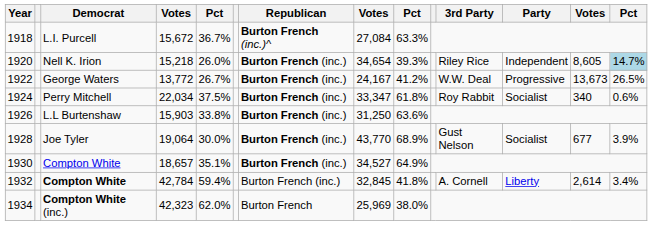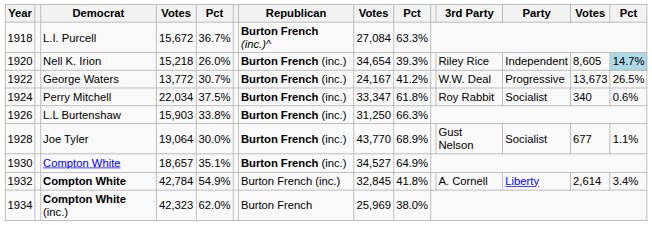(215, 79) 26.7% -> (215, 79) 30.7%
(412, 115) 63.6% -> (412, 115) 66.3%
(625, 139) 3.9% -> (625, 139) 1.1%
(215, 181) 59.4% -> (215, 181) 54.9%
